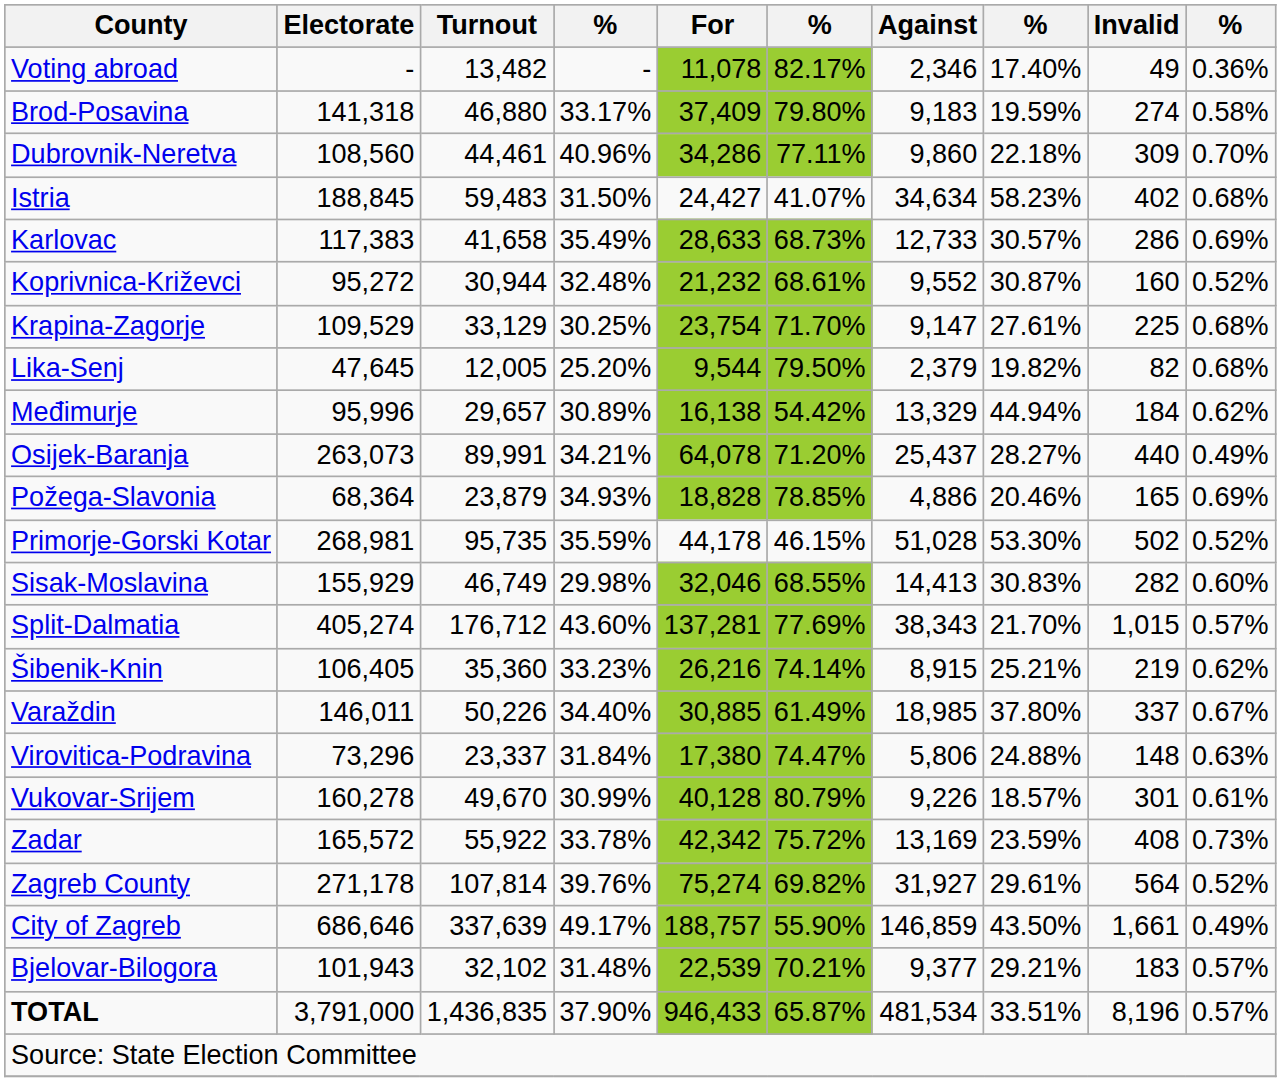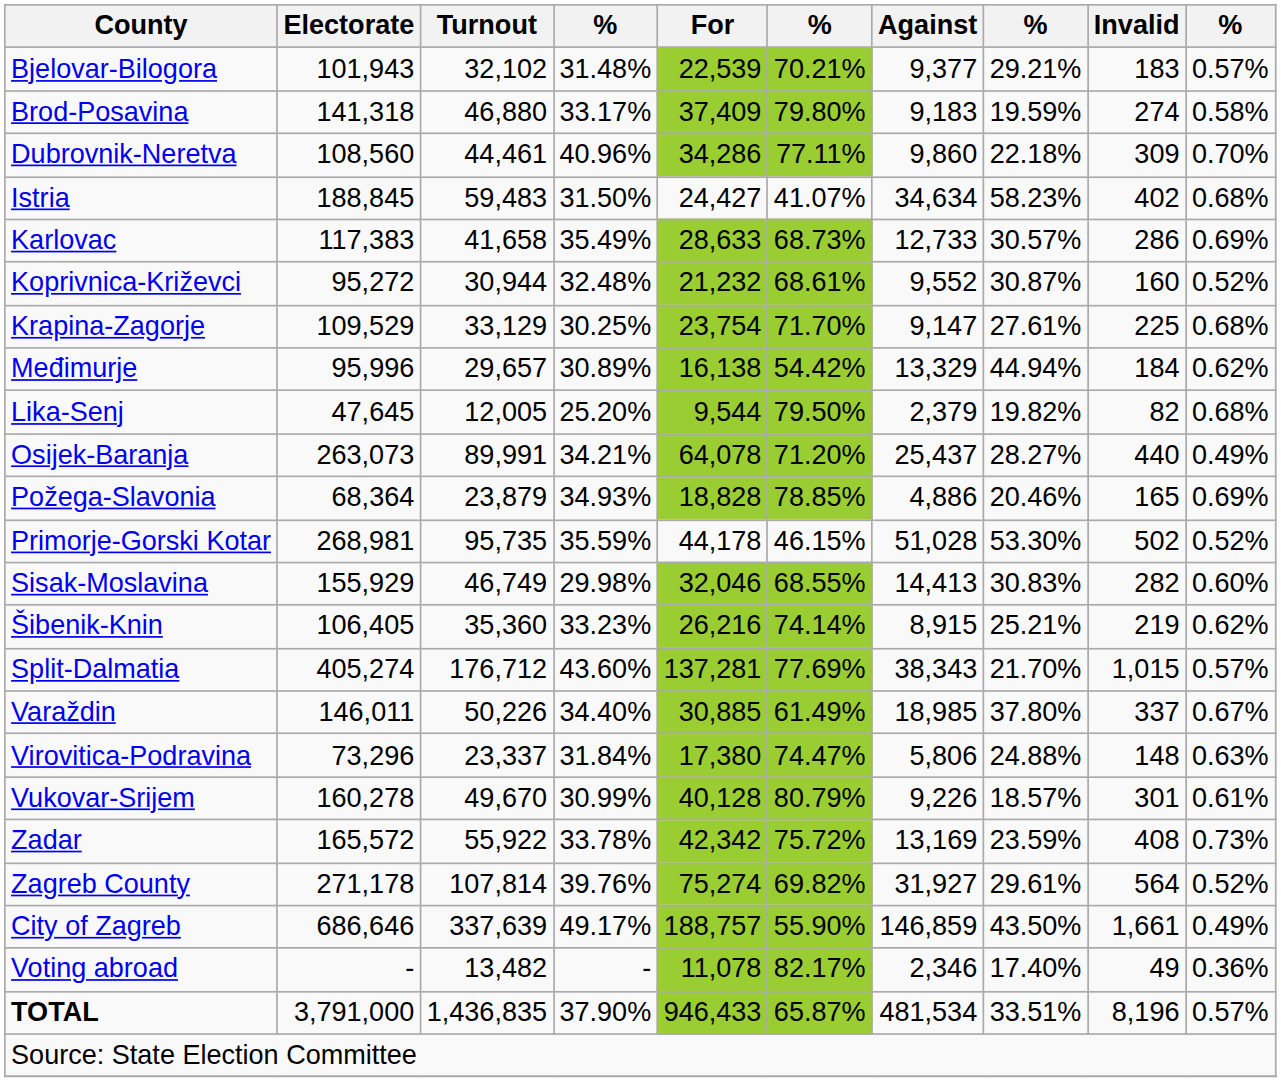rows swapped: (114, 969) <-> (95, 68)
rows swapped: (67, 369) <-> (74, 411)
rows swapped: (95, 626) <-> (87, 669)
